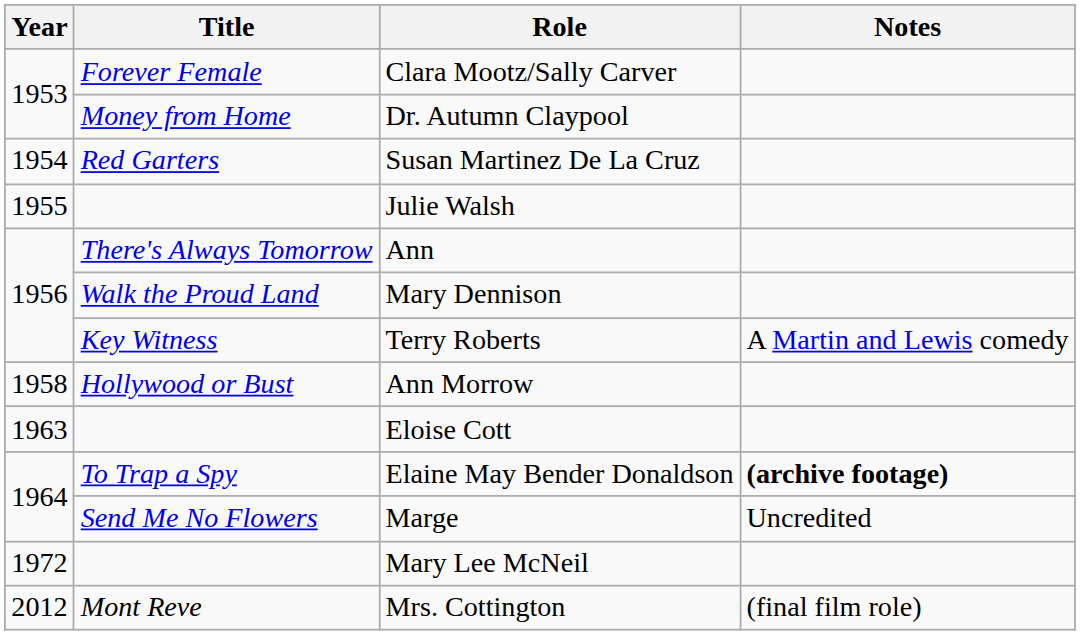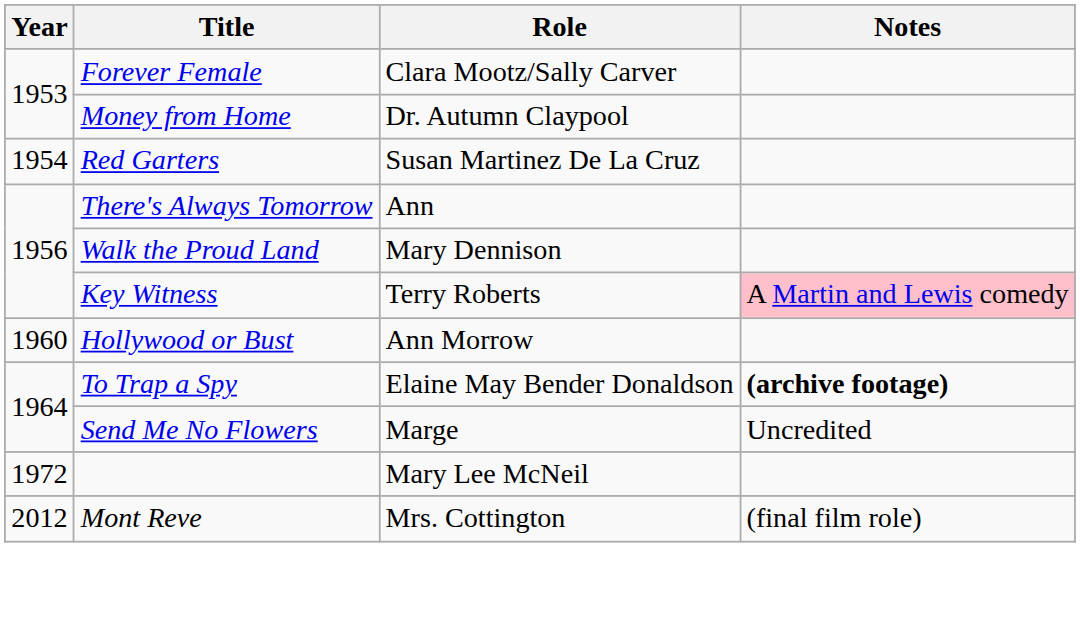- row: (450, 205)
(908, 339) no background -> (908, 294) pink background
(40, 384) 1958 -> (40, 339) 1960
- row: (448, 428)
